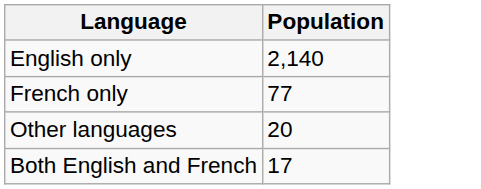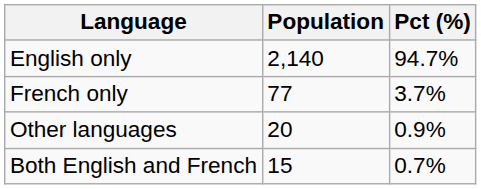+ column: (433, 22)
(280, 165) 17 -> (280, 165) 15
